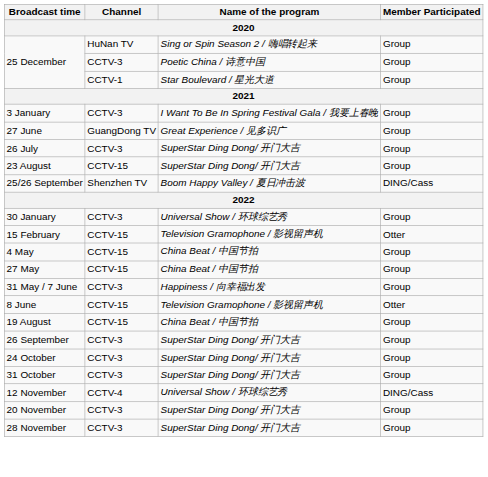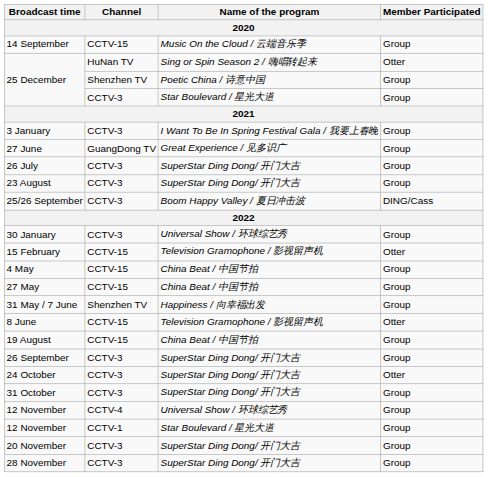+ row: (38, 44)
(397, 44) Group -> (394, 62) Otter
(105, 62) CCTV-3 -> (117, 79) Shenzhen TV
(105, 79) CCTV-1 -> (105, 97) CCTV-3
(108, 166) CCTV-15 -> (105, 183) CCTV-3
(117, 183) Shenzhen TV -> (105, 201) CCTV-3
(105, 287) CCTV-3 -> (117, 304) Shenzhen TV
(397, 357) Group -> (394, 375) Otter
(408, 392) DING/Cass -> (397, 410) Group
+ row: (36, 428)
